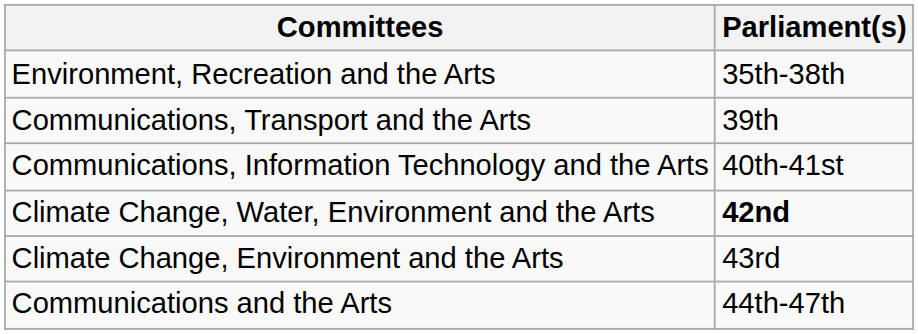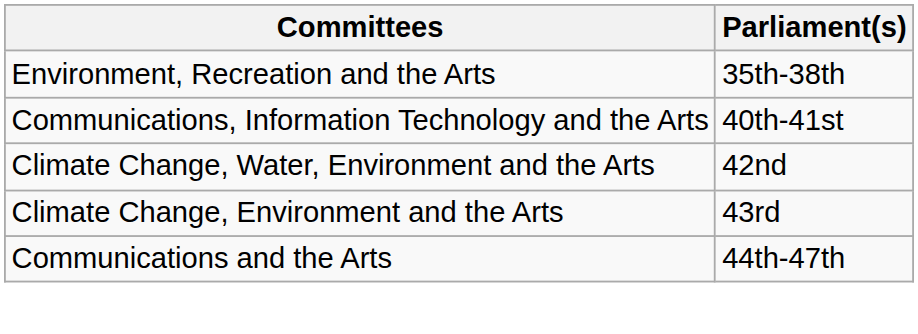- row: (271, 119)
(756, 212) bold -> (755, 166) normal
